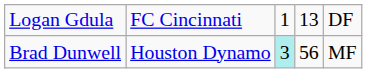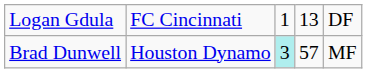(309, 51) 56 -> (309, 51) 57
